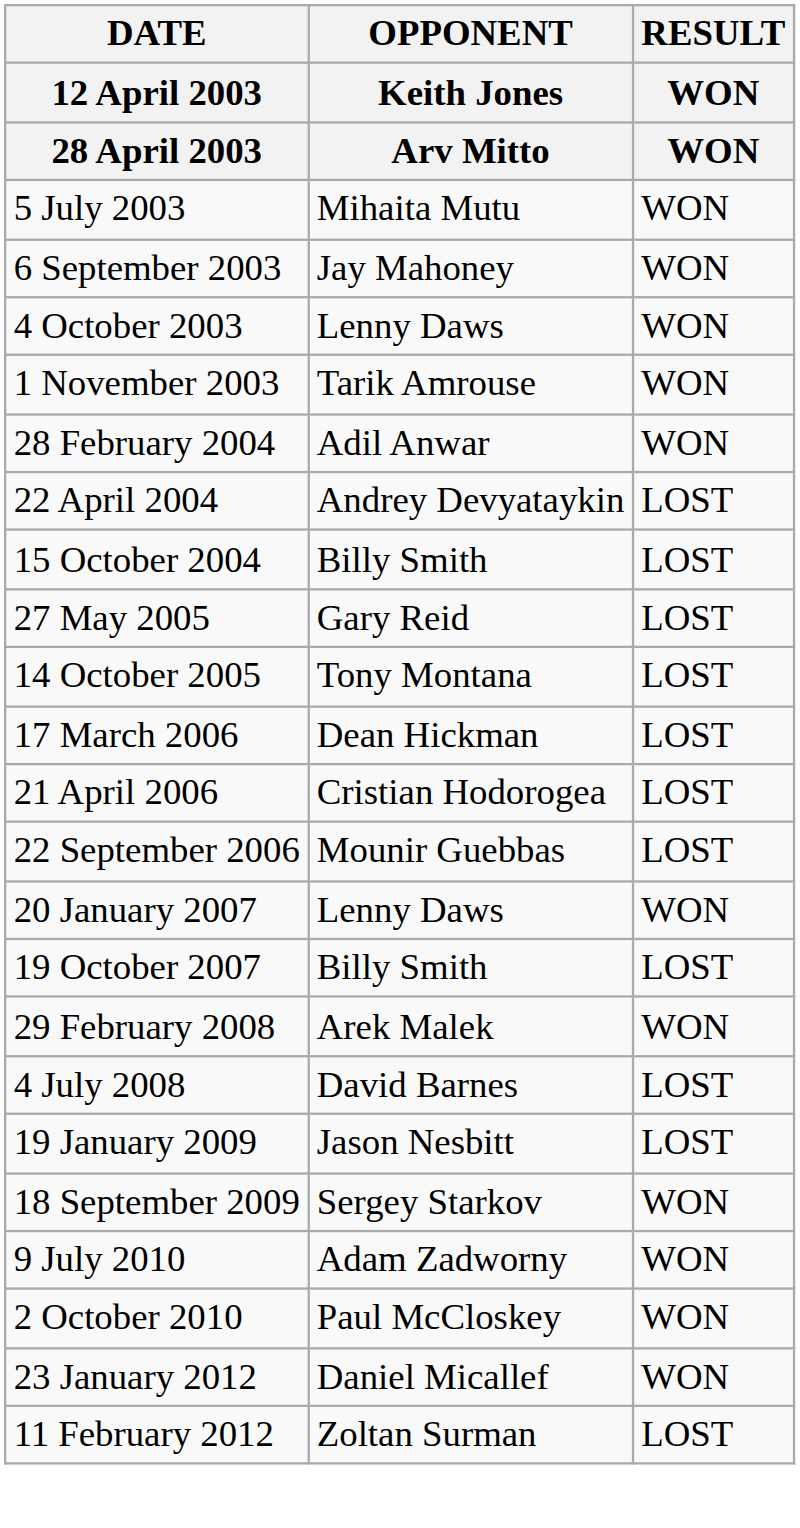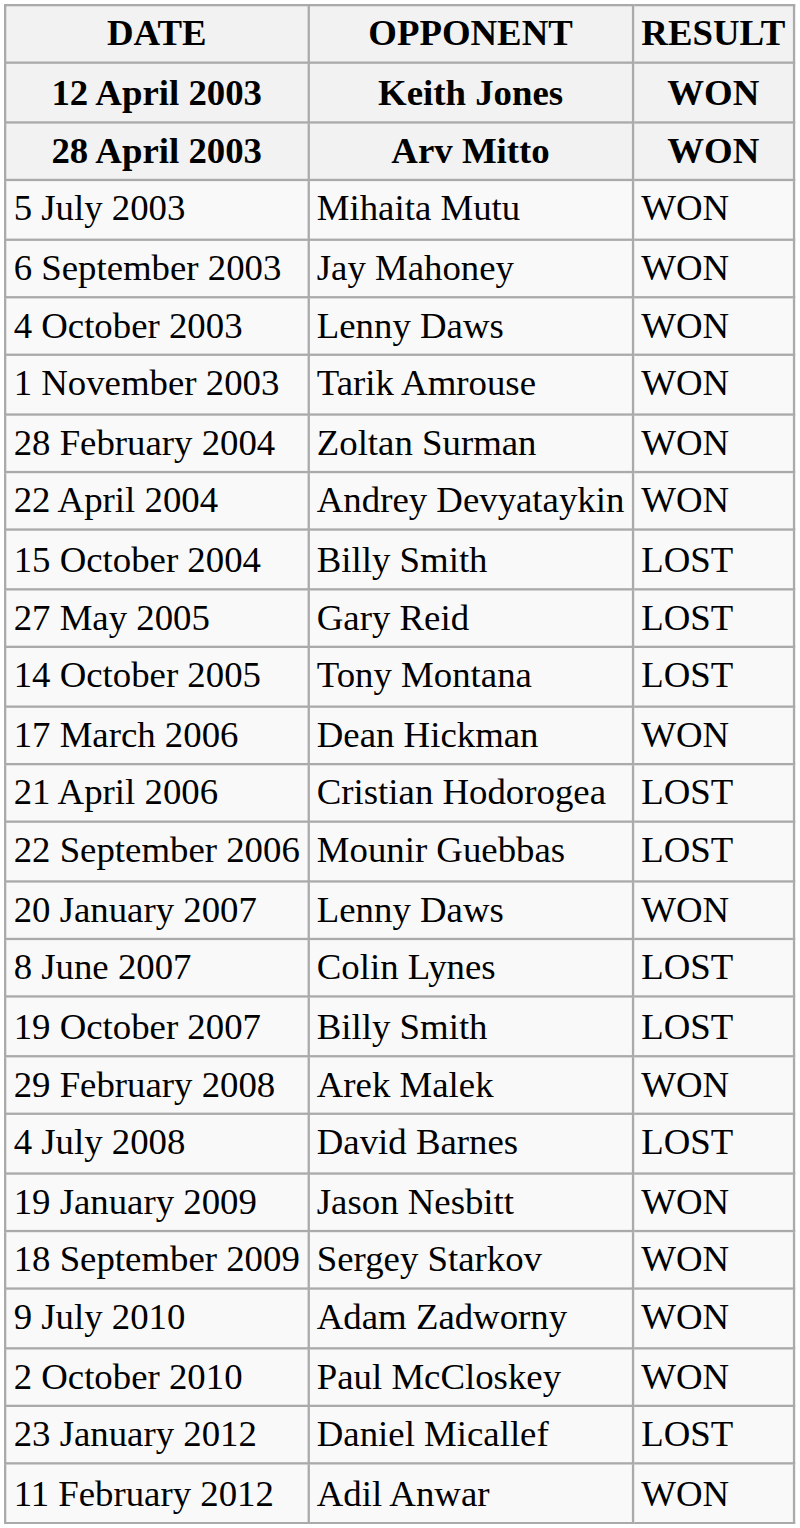(403, 442) Adil Anwar -> (427, 442) Zoltan Surman
(687, 500) LOST -> (685, 500) WON
(687, 734) LOST -> (685, 734) WON
+ row: (103, 967)
(687, 1142) LOST -> (685, 1200) WON
(685, 1376) WON -> (687, 1434) LOST
(427, 1434) Zoltan Surman -> (403, 1492) Adil Anwar
(687, 1434) LOST -> (685, 1492) WON
